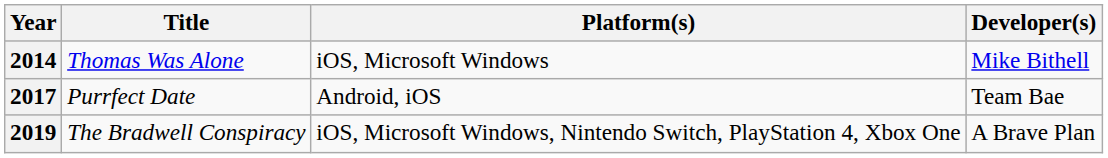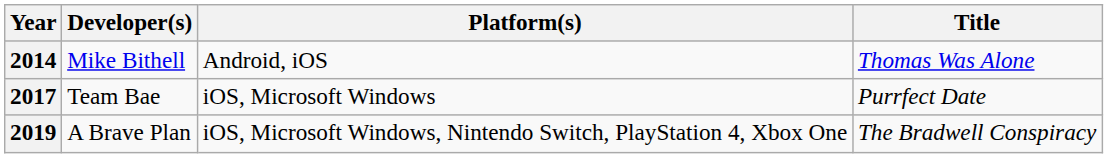columns swapped: (186, 22) <-> (1034, 22)
(433, 59) iOS, Microsoft Windows -> (265, 59) Android, iOS
(379, 96) Android, iOS -> (319, 96) iOS, Microsoft Windows
